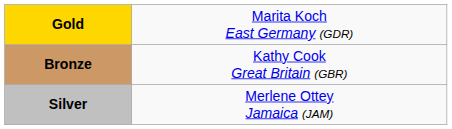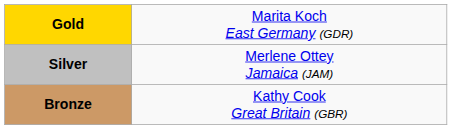rows swapped: (68, 104) <-> (68, 64)
